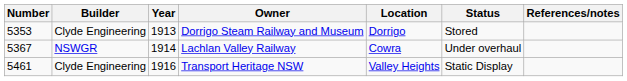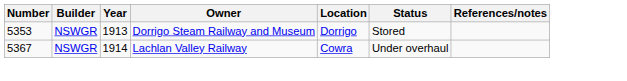(100, 31) Clyde Engineering -> (76, 31) NSWGR
- row: (242, 66)
